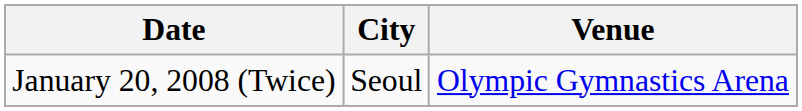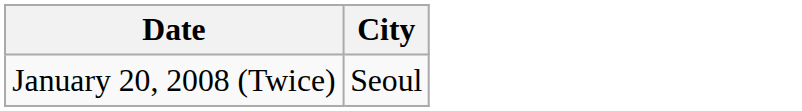- column: (613, 29)
